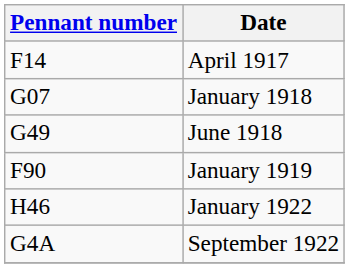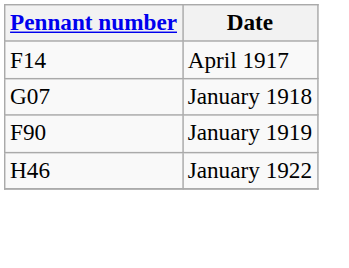- row: (235, 133)
- row: (263, 243)
